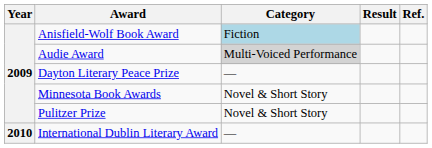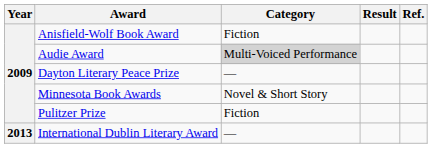(242, 34) lightblue background -> (242, 34) no background
(276, 113) Novel & Short Story -> (242, 113) Fiction
(20, 133) 2010 -> (20, 133) 2013
